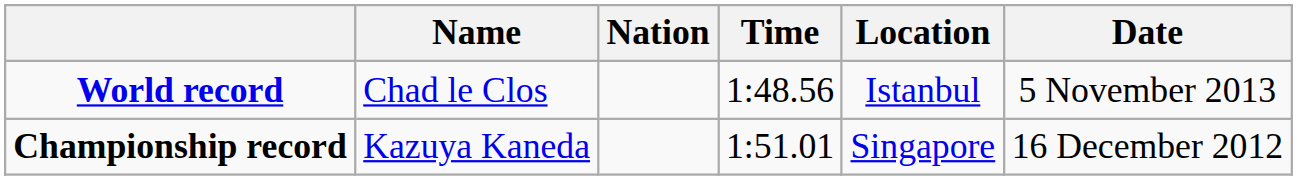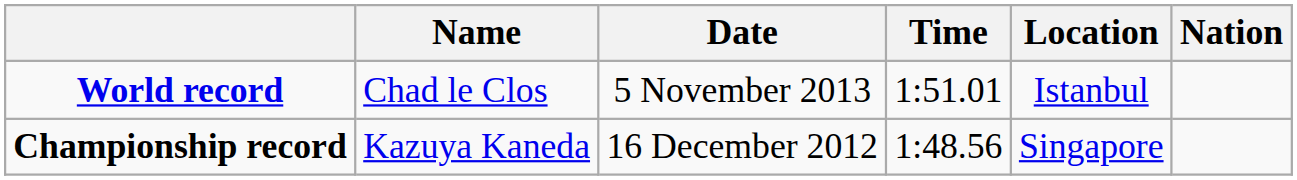columns swapped: (658, 32) <-> (1147, 32)
(780, 89) 1:48.56 -> (948, 89) 1:51.01
(780, 145) 1:51.01 -> (948, 145) 1:48.56
